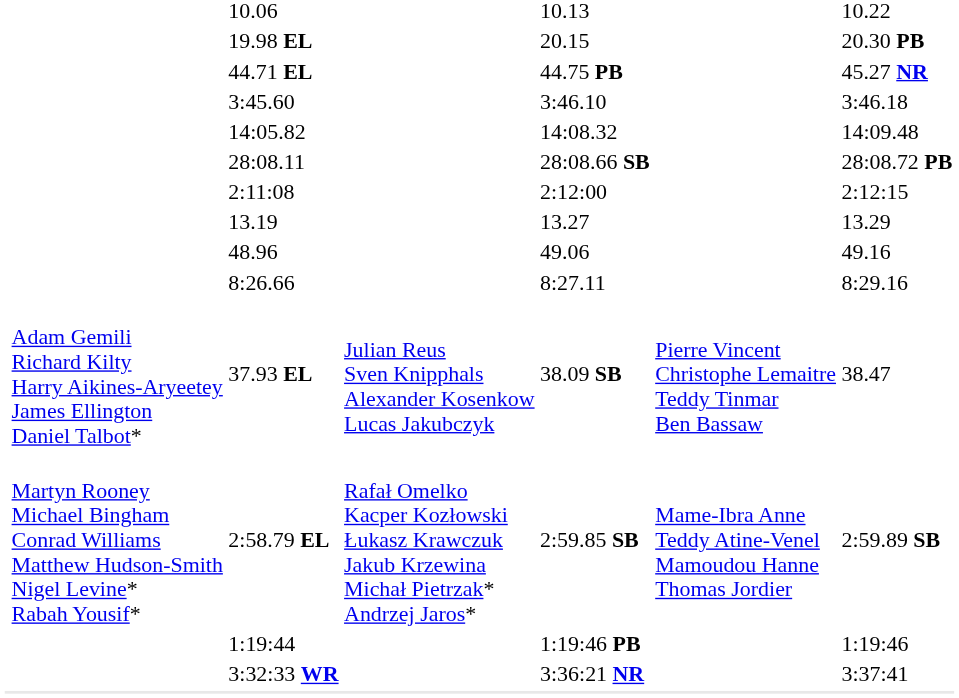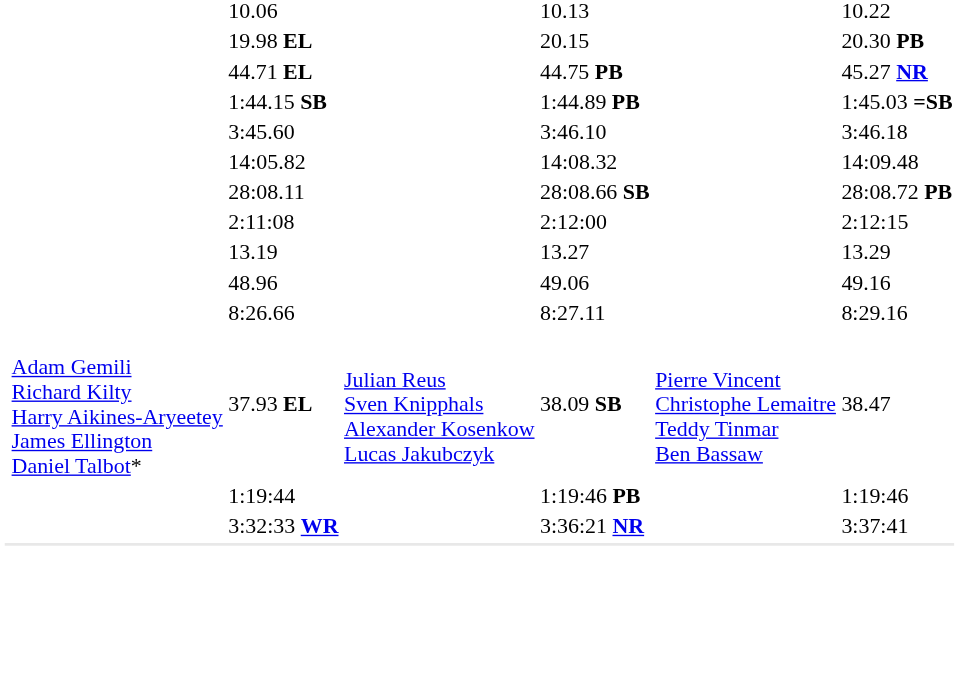+ row: (278, 101)
- row: (279, 540)
